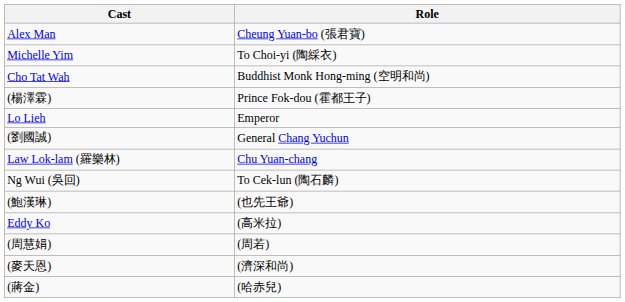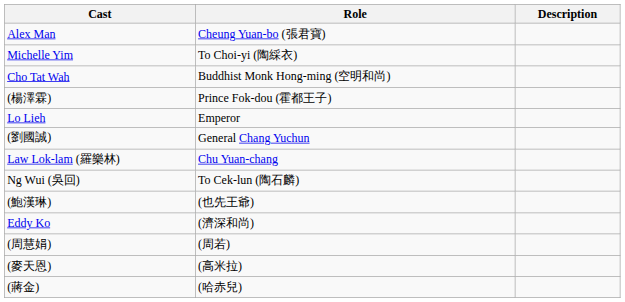+ column: (567, 14)
(259, 223) (高米拉) -> (226, 223) (濟深和尚)
(265, 265) (濟深和尚) -> (220, 265) (高米拉)
